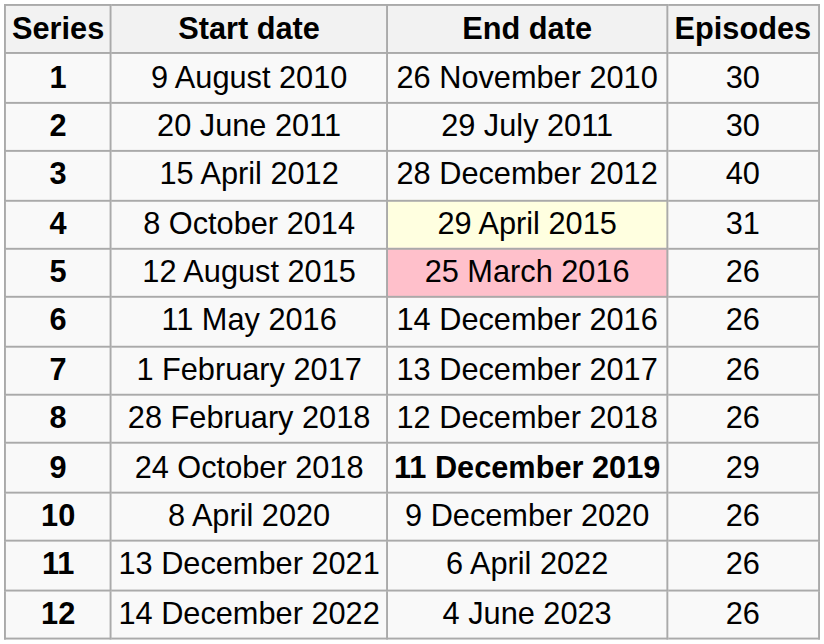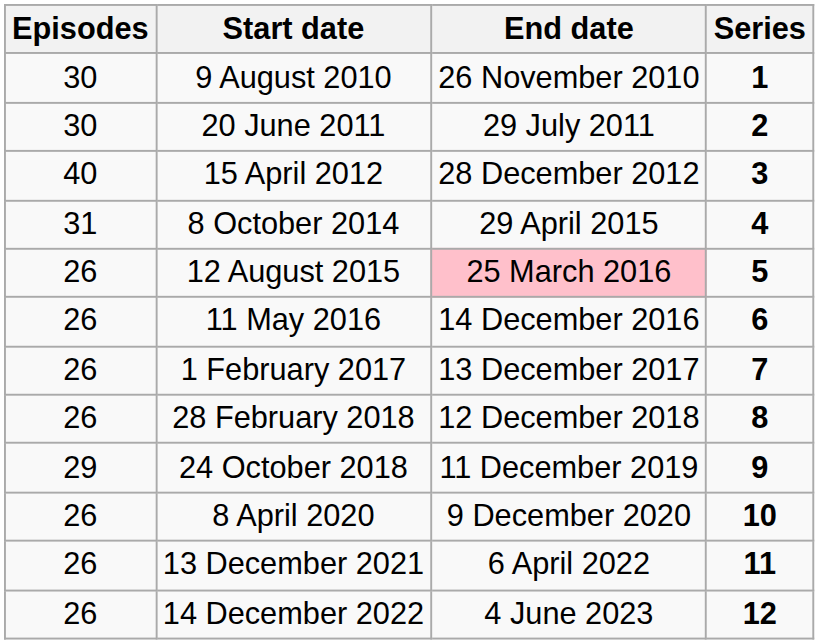columns swapped: (58, 28) <-> (743, 28)
(527, 223) lightyellow background -> (569, 223) no background
(527, 467) bold -> (569, 467) normal
